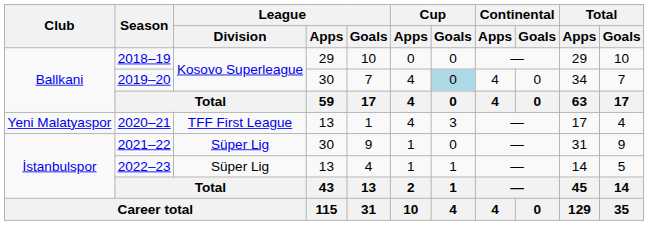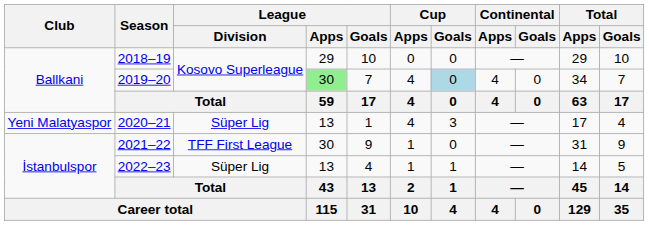(326, 79) no background -> (326, 79) lightgreen background
(240, 123) TFF First League -> (240, 123) Süper Lig
(240, 144) Süper Lig -> (240, 144) TFF First League
